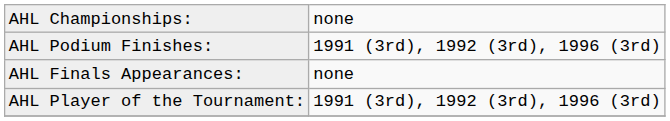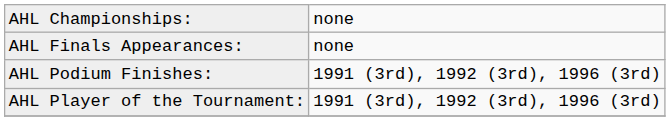rows swapped: (126, 74) <-> (111, 46)
